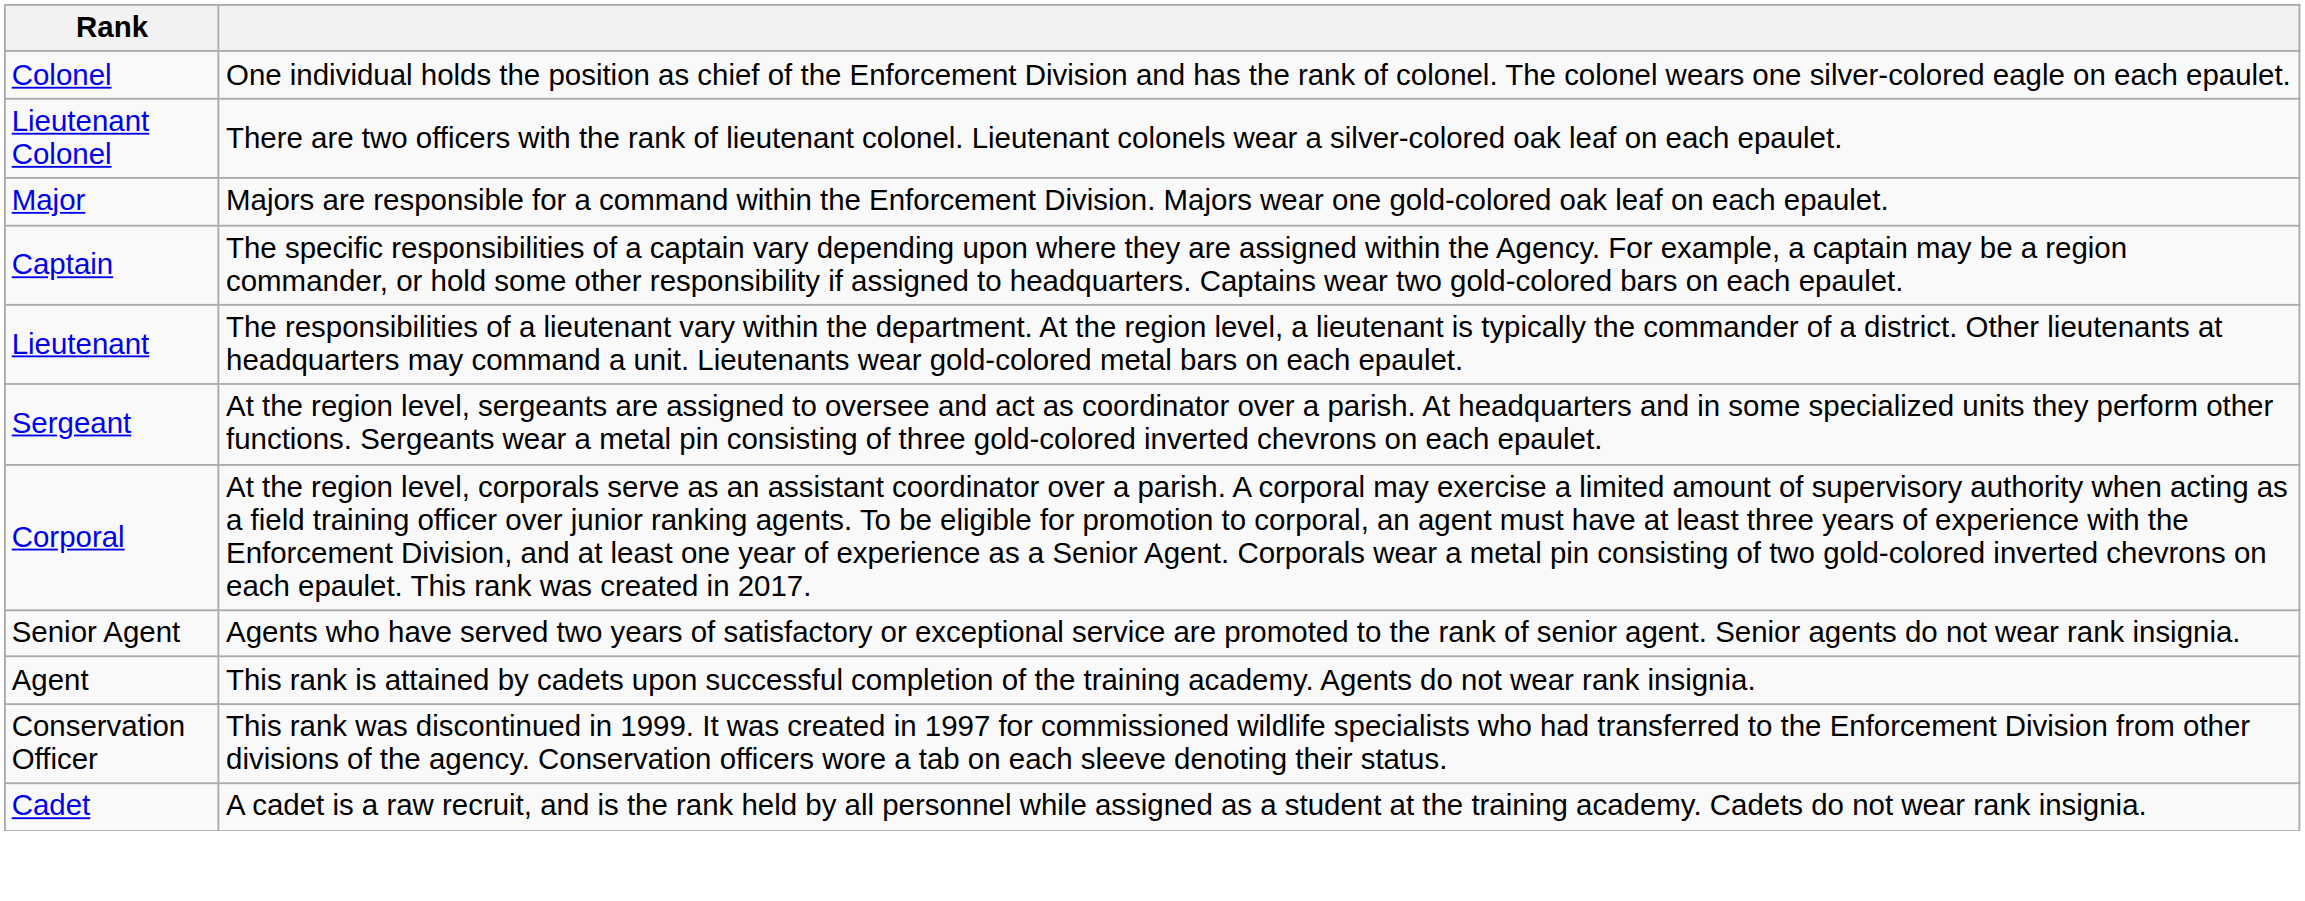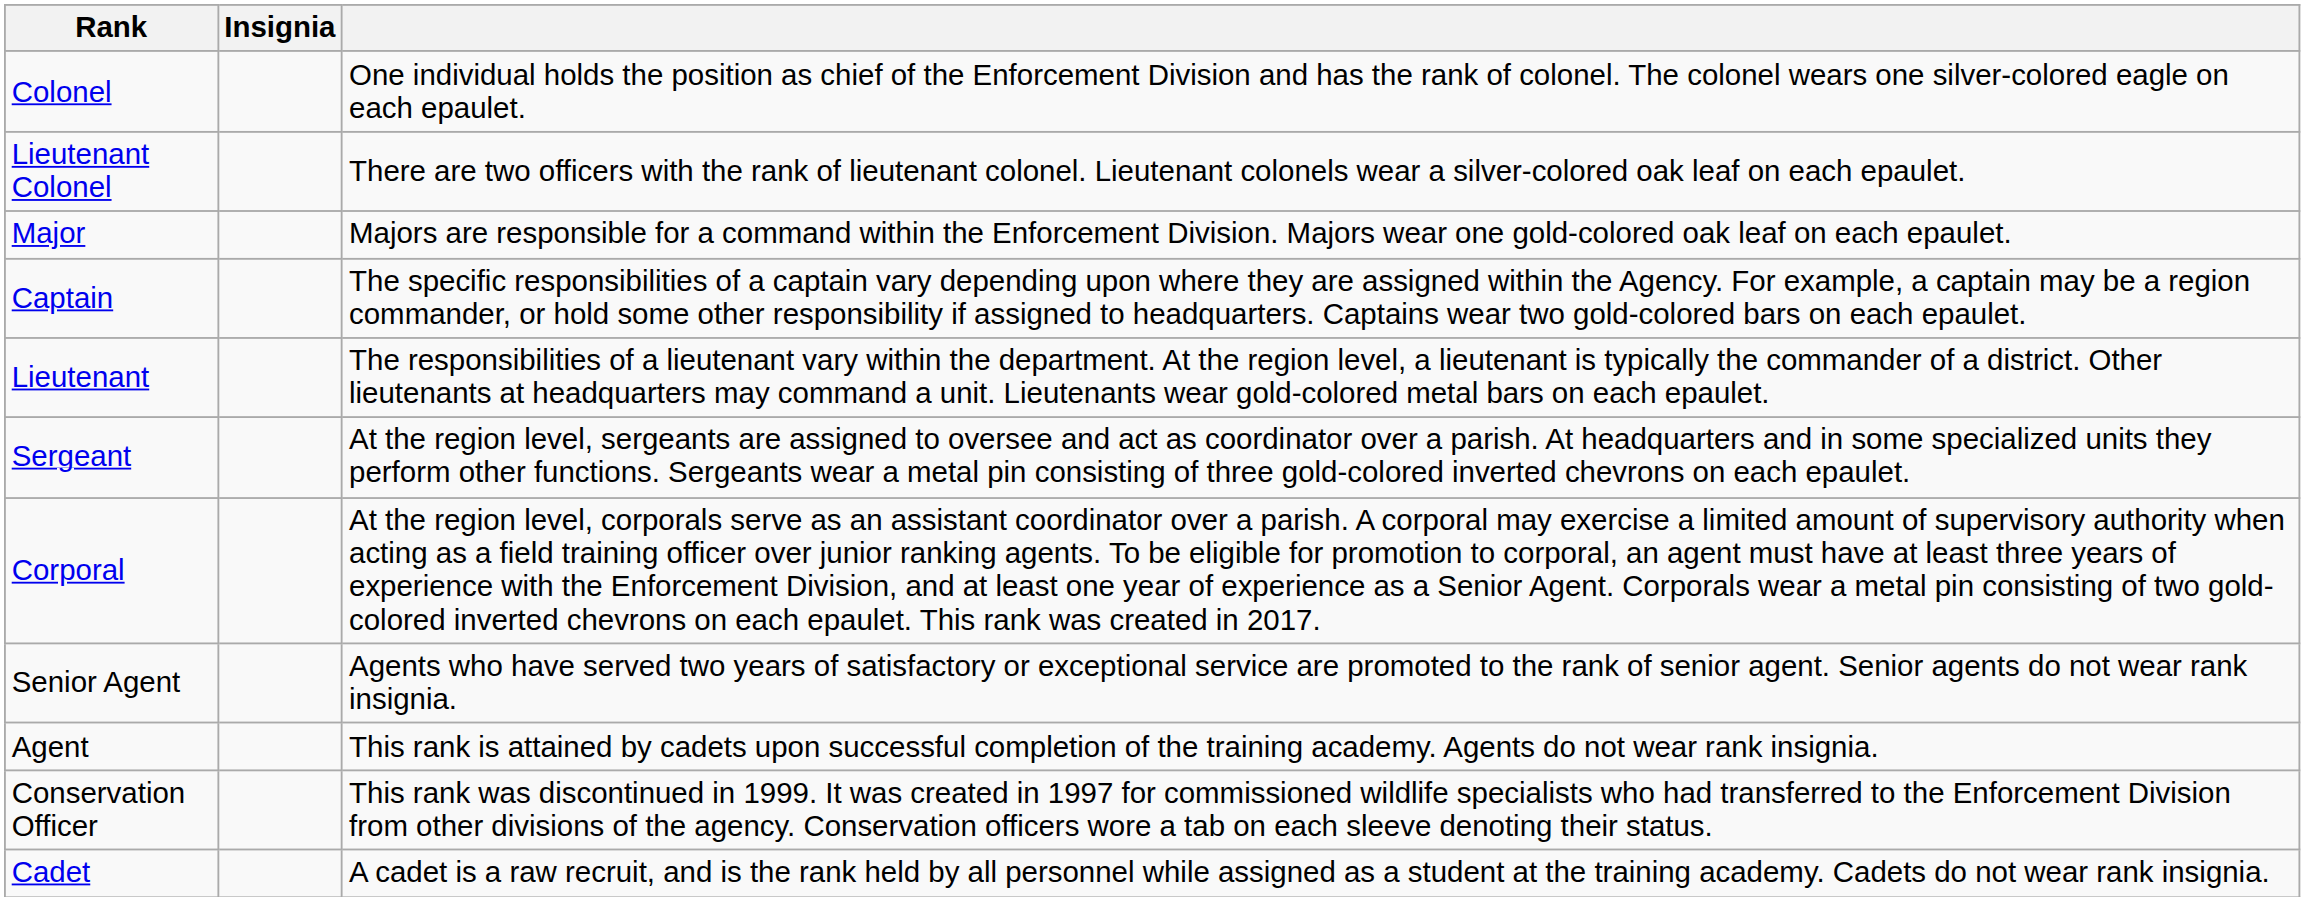+ column: (280, 27)
